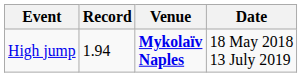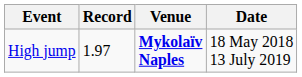(97, 50) 1.94 -> (97, 50) 1.97
